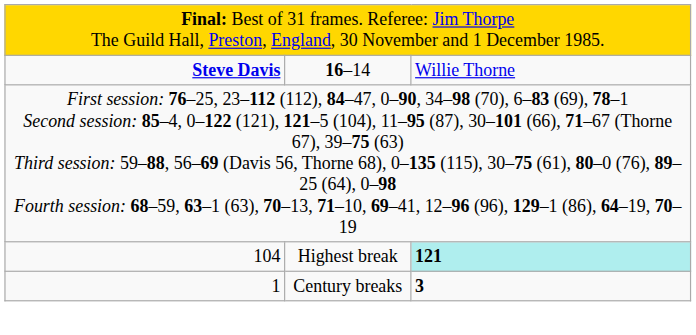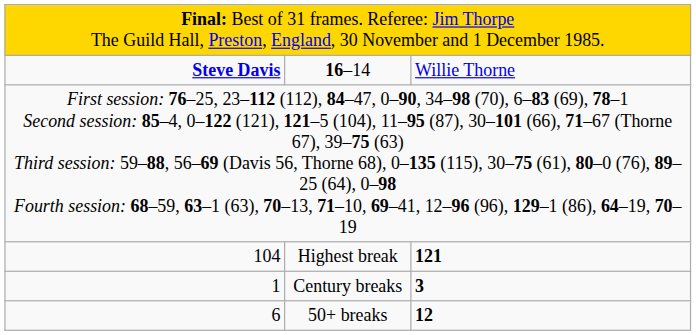(429, 256) paleturquoise background -> (429, 256) no background
+ row: (348, 316)
